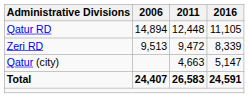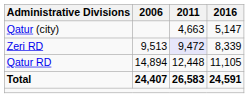rows swapped: (29, 29) <-> (33, 63)
(191, 46) no background -> (191, 46) lavender background
